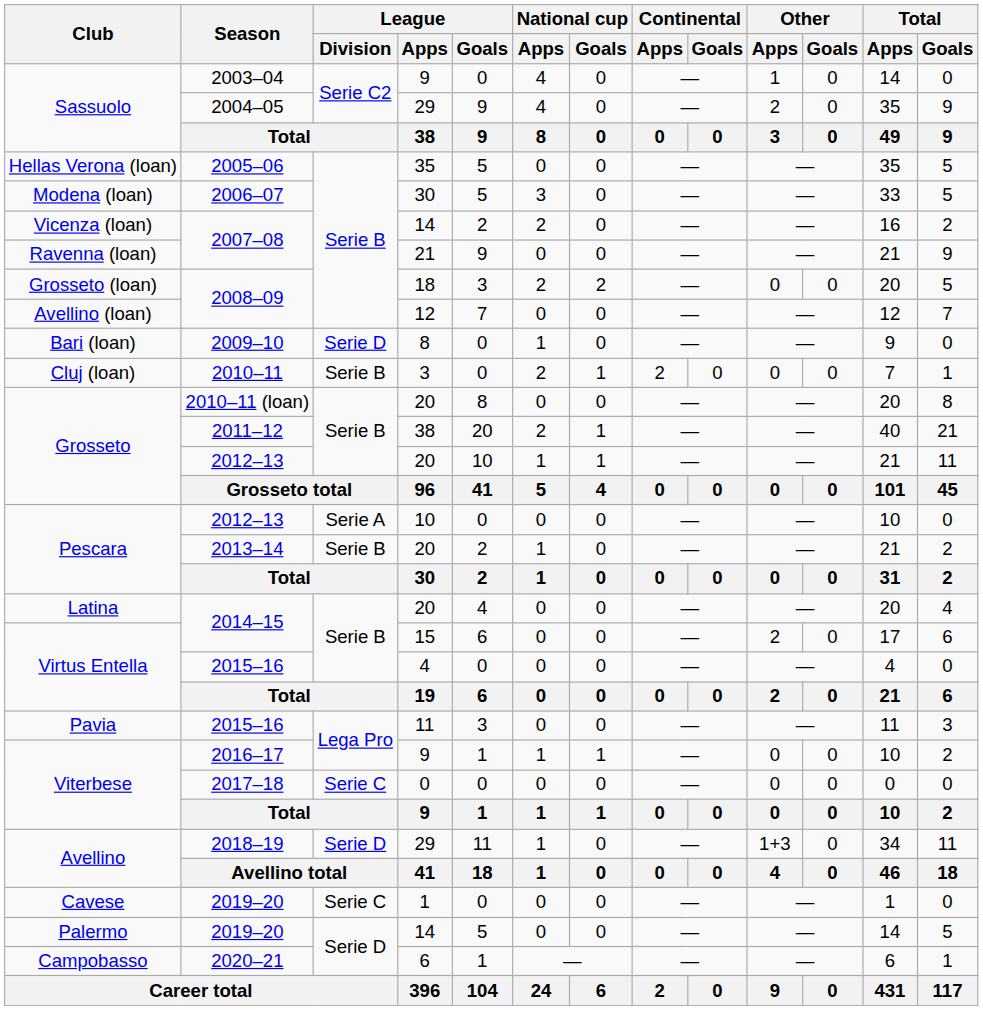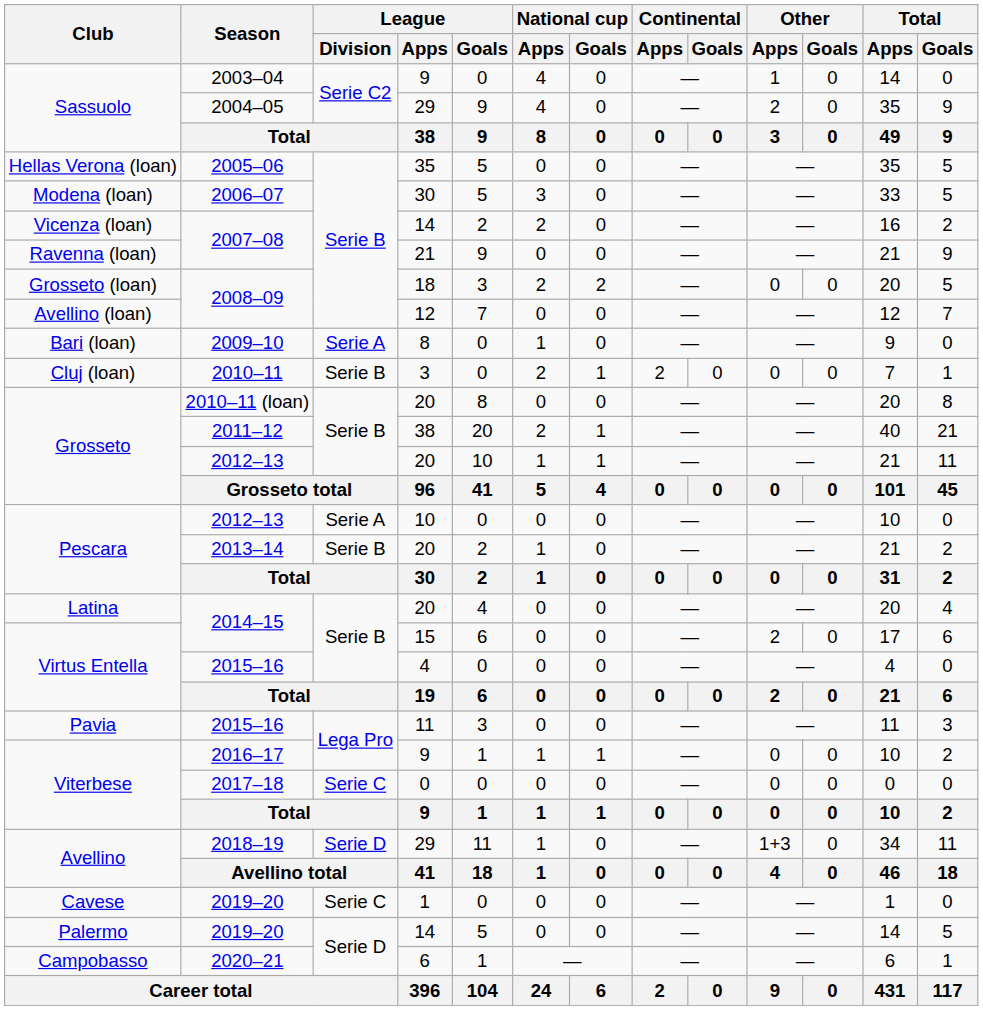(355, 343) Serie D -> (355, 343) Serie A
